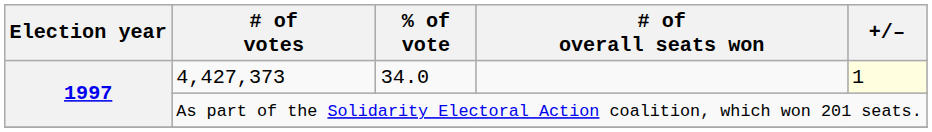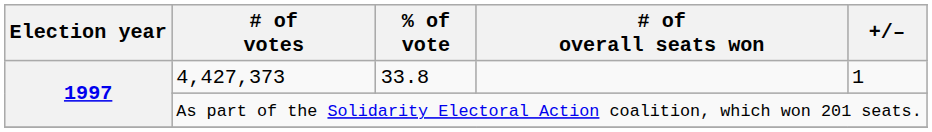(405, 77) 34.0 -> (405, 77) 33.8
(858, 77) lightyellow background -> (858, 77) no background
